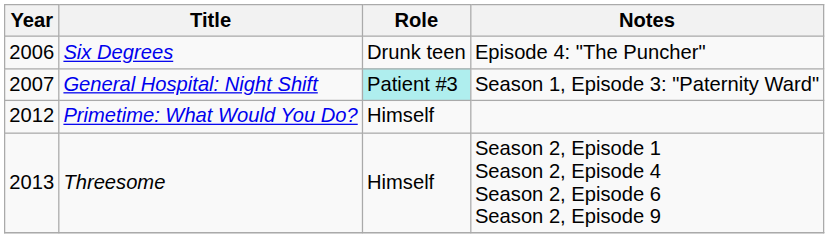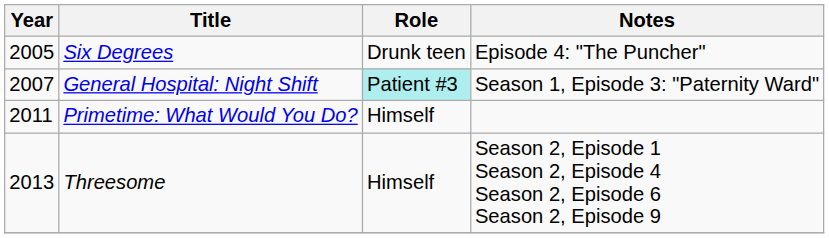(32, 52) 2006 -> (32, 52) 2005
(32, 116) 2012 -> (31, 116) 2011
